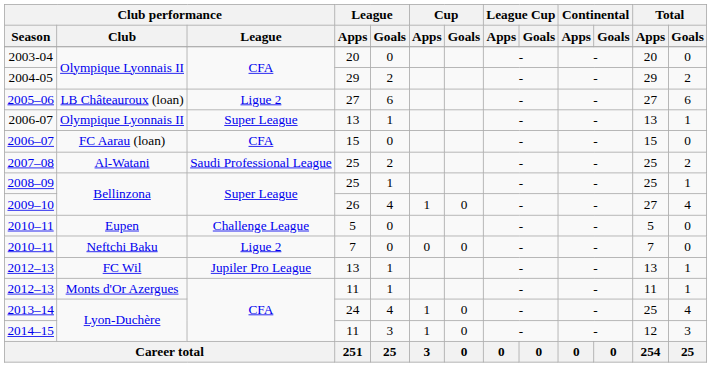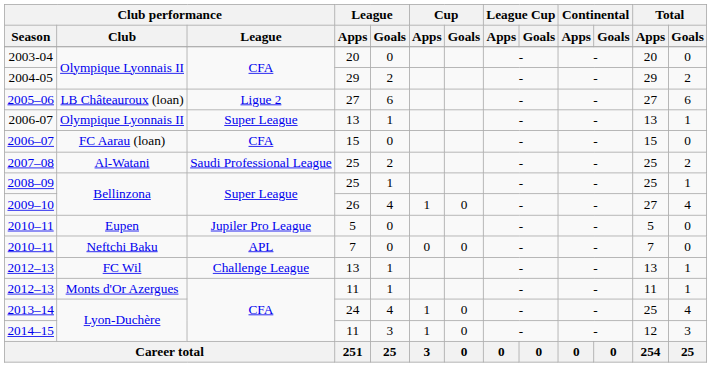(261, 225) Challenge League -> (261, 225) Jupiler Pro League
(261, 246) Ligue 2 -> (261, 246) APL
(261, 267) Jupiler Pro League -> (261, 267) Challenge League
